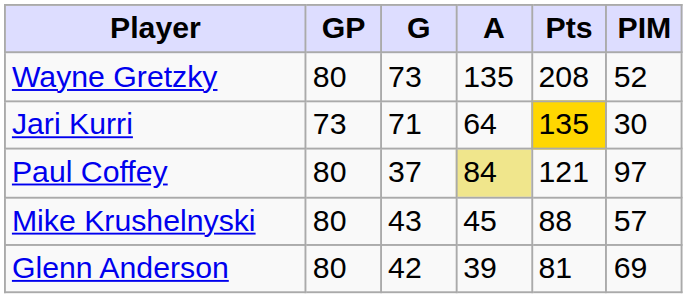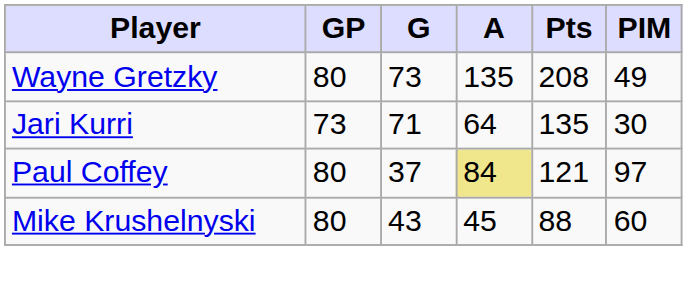(631, 76) 52 -> (631, 76) 49
(564, 124) gold background -> (564, 124) no background
(631, 220) 57 -> (631, 220) 60
- row: (120, 268)
